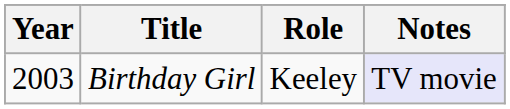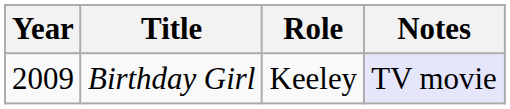(43, 77) 2003 -> (43, 77) 2009
